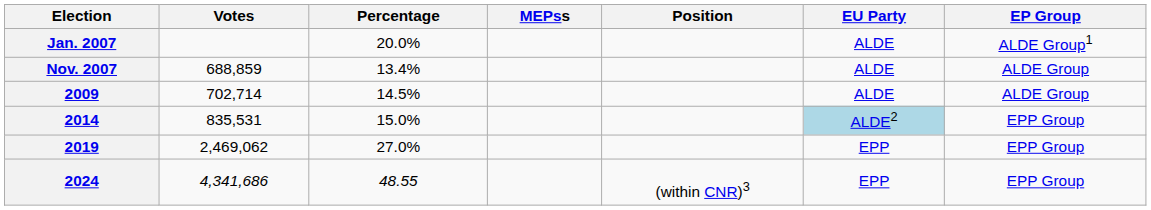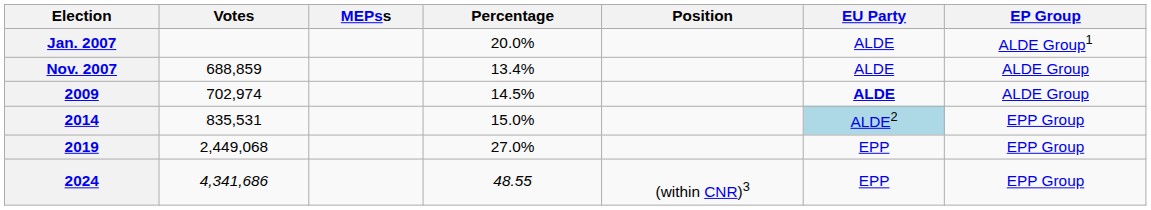columns swapped: (398, 16) <-> (545, 16)
(234, 93) 702,714 -> (234, 93) 702,974
(874, 93) normal -> (874, 93) bold
(234, 146) 2,469,062 -> (234, 146) 2,449,068
